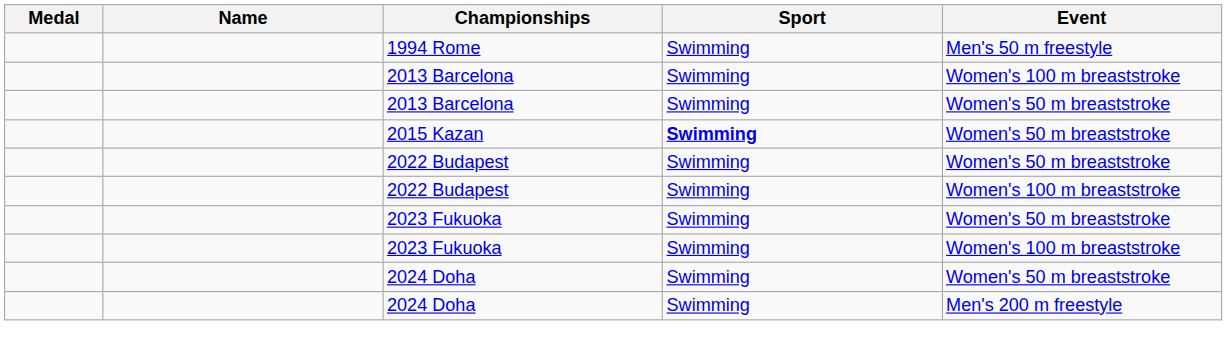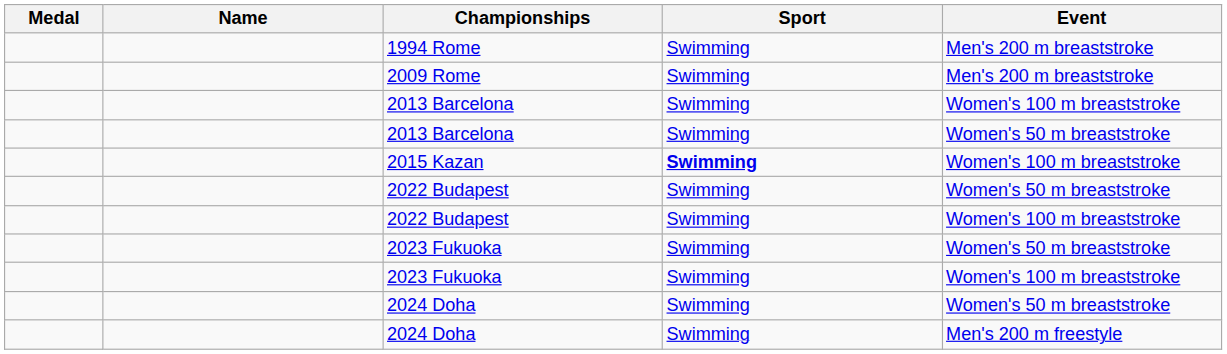(1029, 47) Men's 50 m freestyle -> (1050, 47) Men's 200 m breaststroke
+ row: (54, 76)
(1058, 133) Women's 50 m breaststroke -> (1063, 162) Women's 100 m breaststroke
